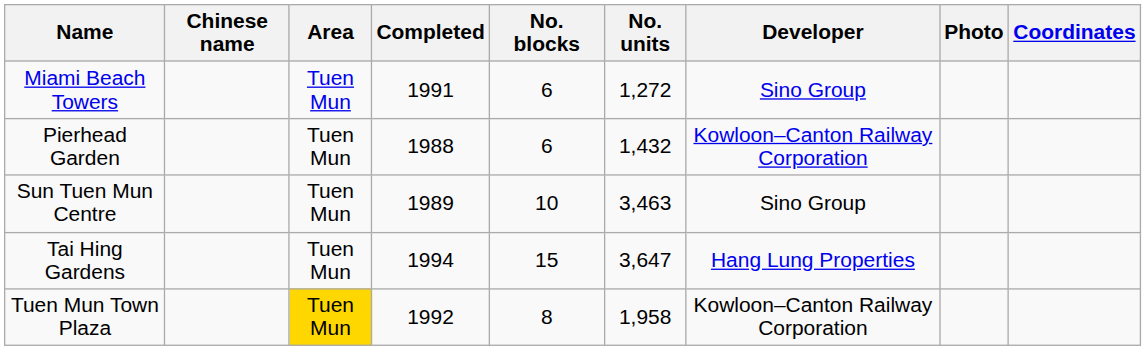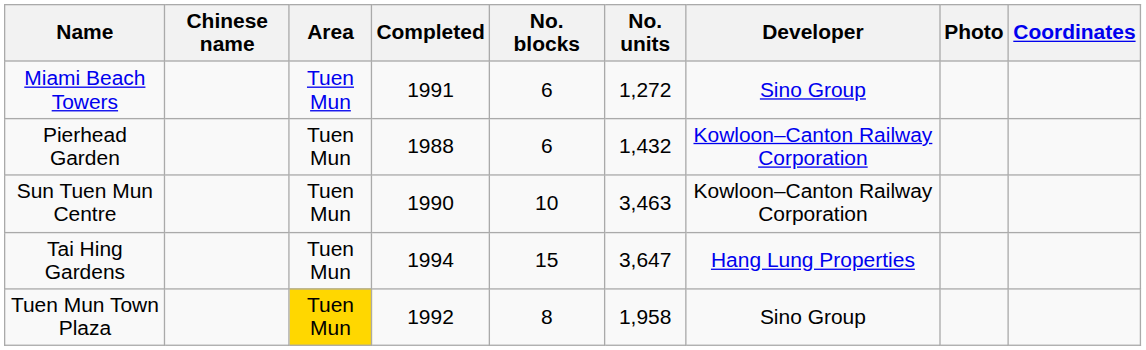(431, 203) 1989 -> (431, 203) 1990
(813, 203) Sino Group -> (813, 203) Kowloon–Canton Railway Corporation
(813, 317) Kowloon–Canton Railway Corporation -> (813, 317) Sino Group
